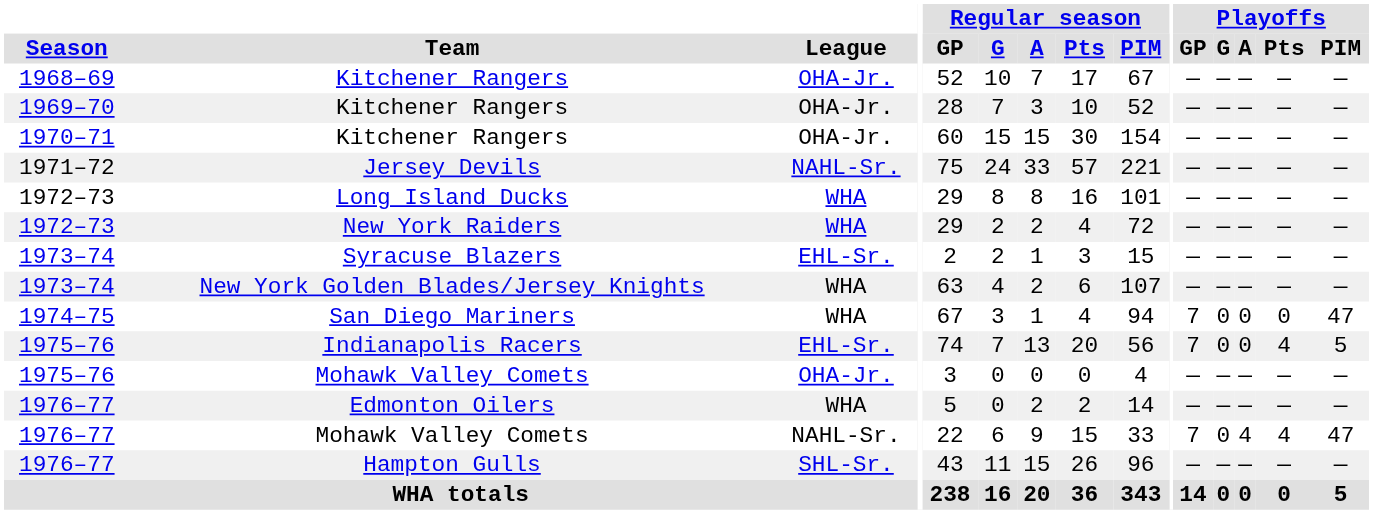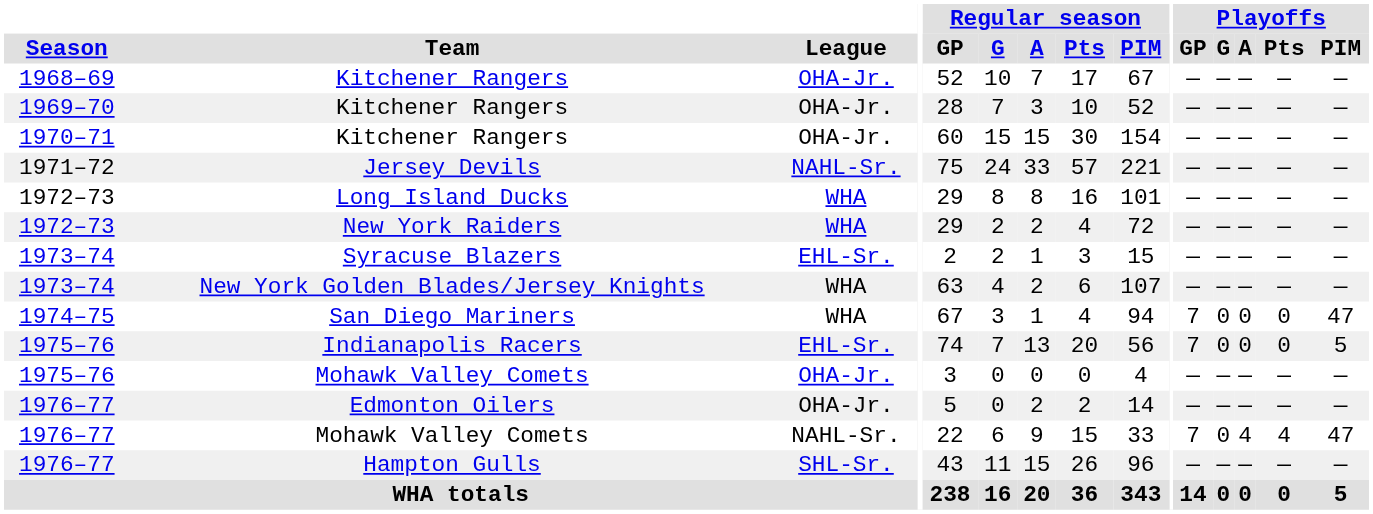(1284, 346) 4 -> (1284, 346) 0
(846, 406) WHA -> (846, 406) OHA-Jr.
